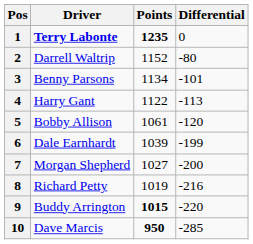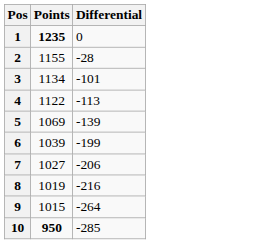- column: (82, 15)
(154, 57) 1152 -> (52, 57) 1155
(187, 57) -80 -> (85, 57) -28
(154, 121) 1061 -> (52, 121) 1069
(191, 121) -120 -> (88, 121) -139
(191, 164) -200 -> (88, 164) -206
(154, 206) bold -> (52, 206) normal
(191, 206) -220 -> (88, 206) -264
